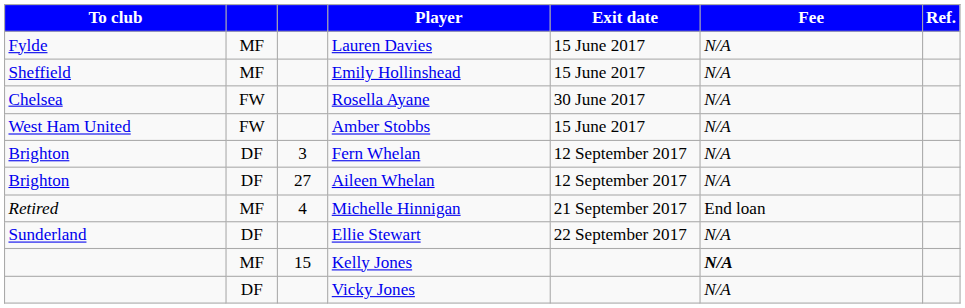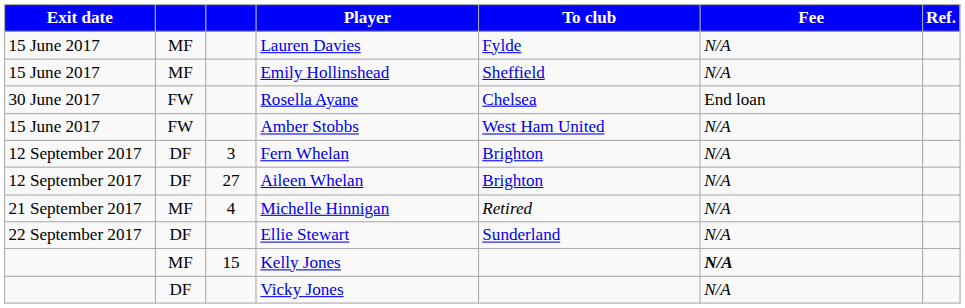columns swapped: (625, 18) <-> (115, 18)
(718, 99) N/A -> (735, 99) End loan
(735, 208) End loan -> (718, 208) N/A
